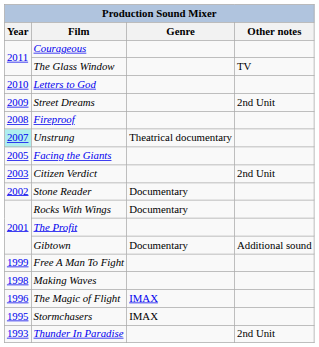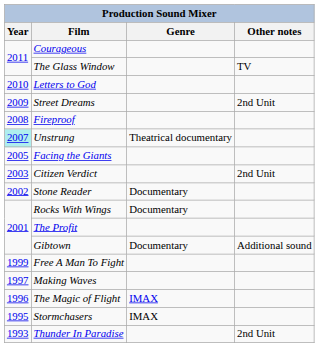(18, 280) 1998 -> (18, 280) 1997
